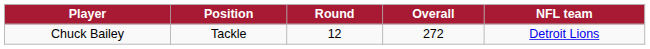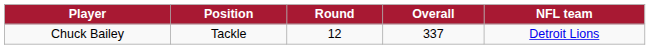(433, 34) 272 -> (433, 34) 337
